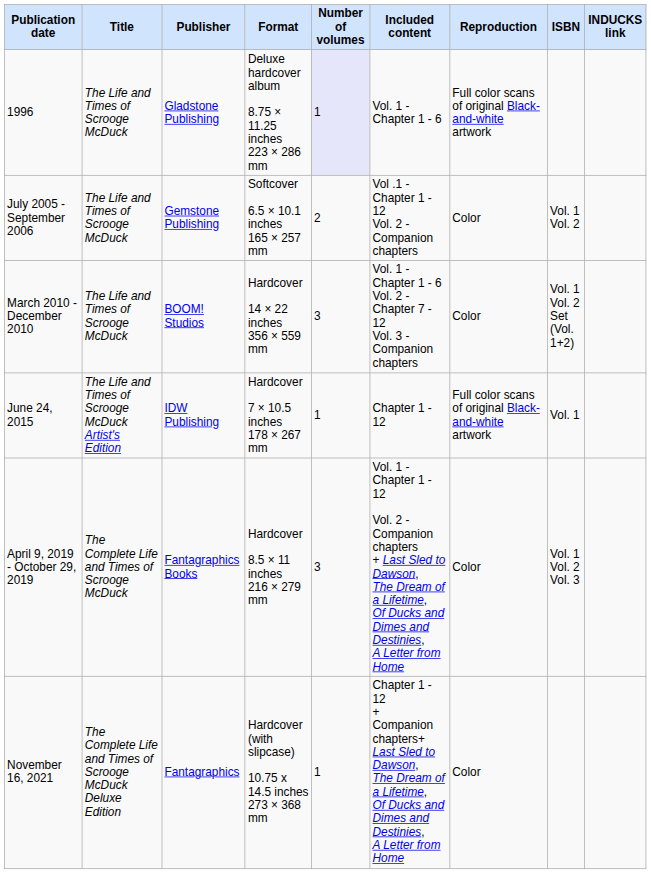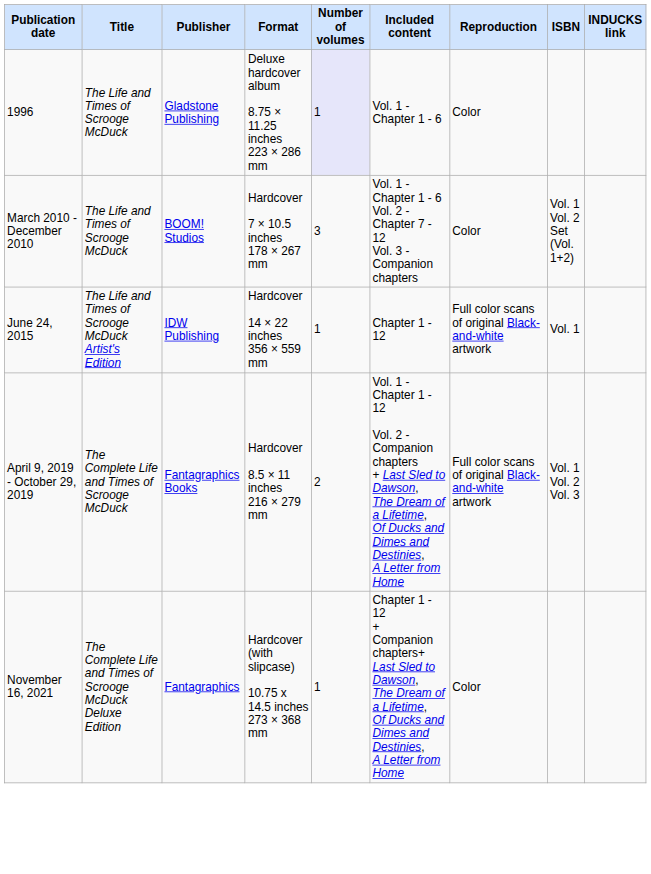(496, 112) Full color scans of original Black-and-white artwork -> (466, 112) Color
- row: (36, 217)
(275, 316) Hardcover 14 × 22 inches 356 × 559 mm -> (275, 231) Hardcover 7 × 10.5 inches 178 × 267 mm
(275, 415) Hardcover 7 × 10.5 inches 178 × 267 mm -> (275, 329) Hardcover 14 × 22 inches 356 × 559 mm
(317, 567) 3 -> (317, 481) 2
(466, 567) Color -> (496, 481) Full color scans of original Black-and-white artwork
